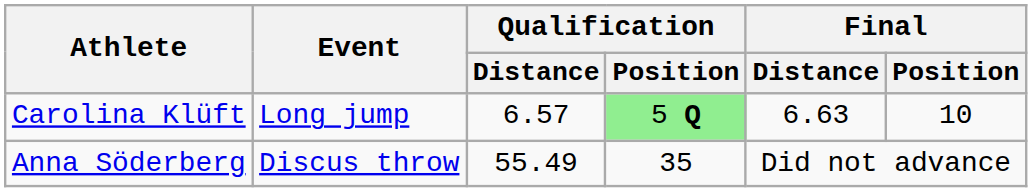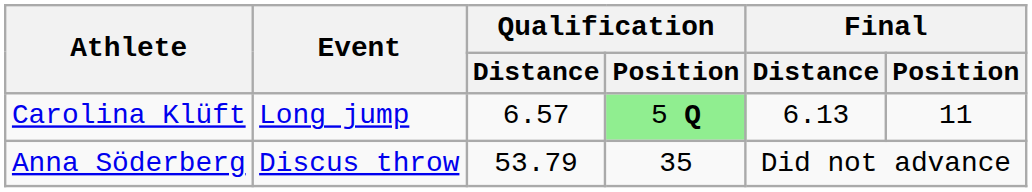(816, 117) 6.63 -> (816, 117) 6.13
(956, 117) 10 -> (956, 117) 11
(536, 163) 55.49 -> (536, 163) 53.79
